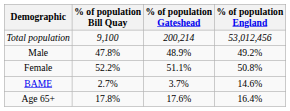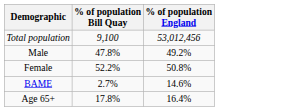- column: (179, 17)
